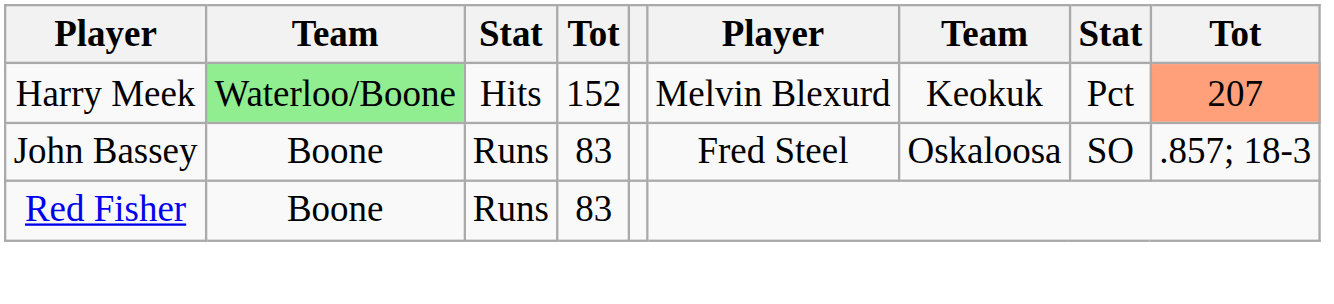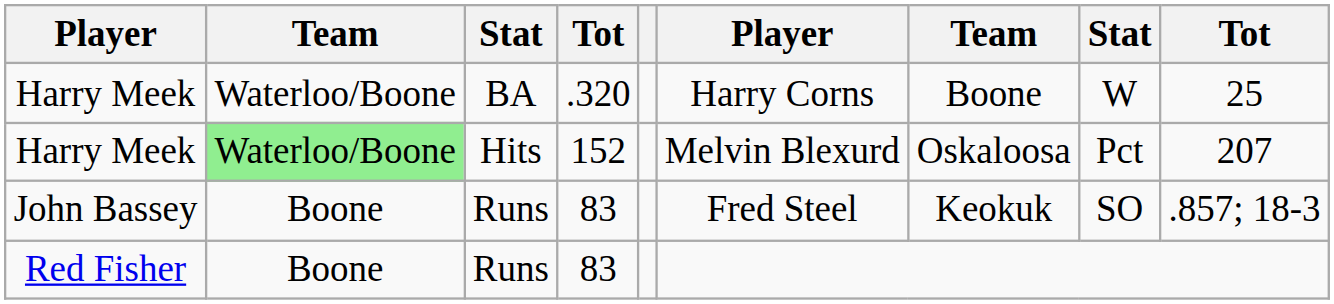+ row: (106, 92)
(985, 92) Keokuk -> (994, 151) Oskaloosa
(1235, 92) lightsalmon background -> (1244, 151) no background
(985, 151) Oskaloosa -> (994, 209) Keokuk
